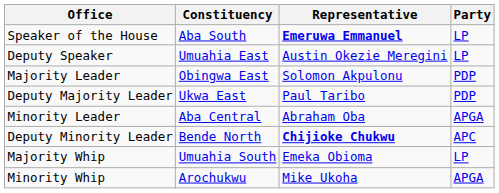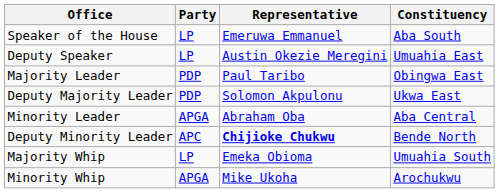columns swapped: (228, 15) <-> (472, 15)
(342, 35) bold -> (282, 35) normal
(342, 76) Solomon Akpulonu -> (264, 76) Paul Taribo
(324, 96) Paul Taribo -> (282, 96) Solomon Akpulonu
